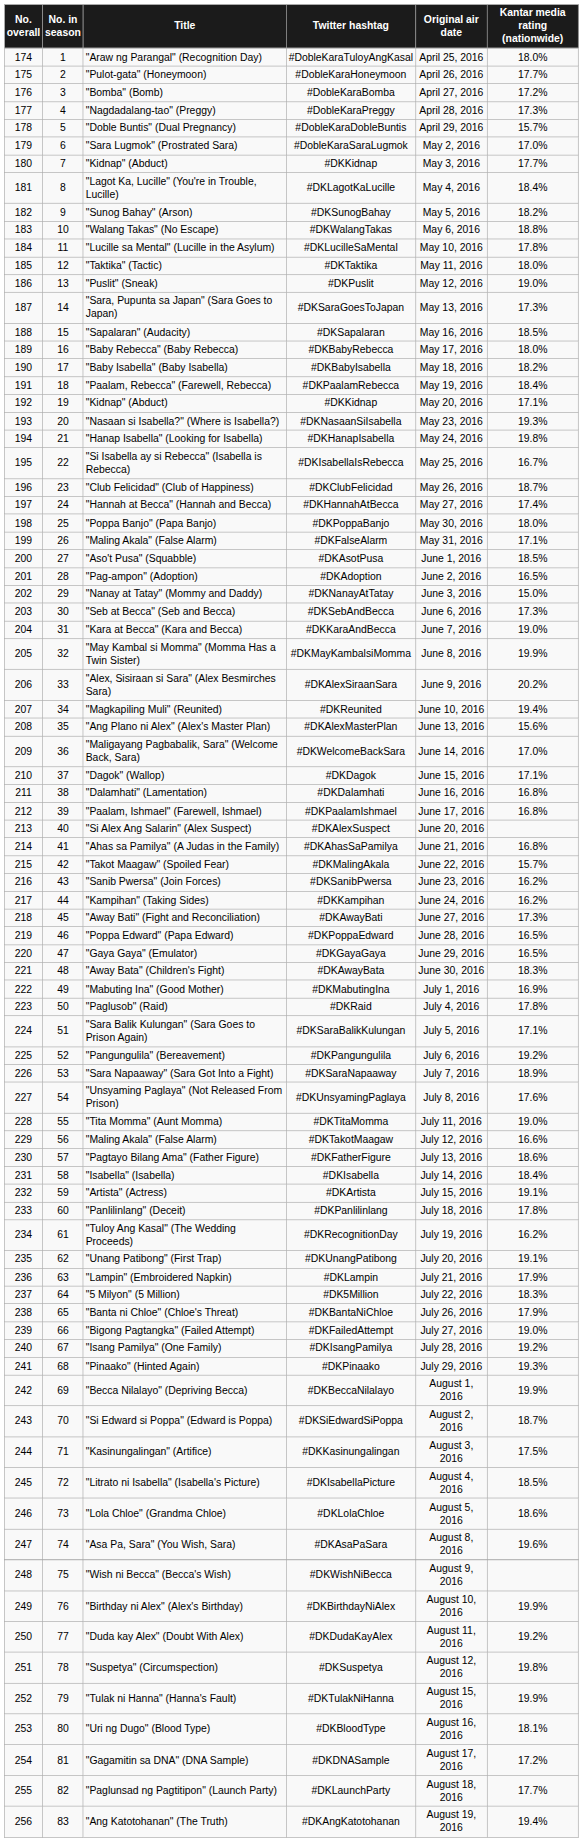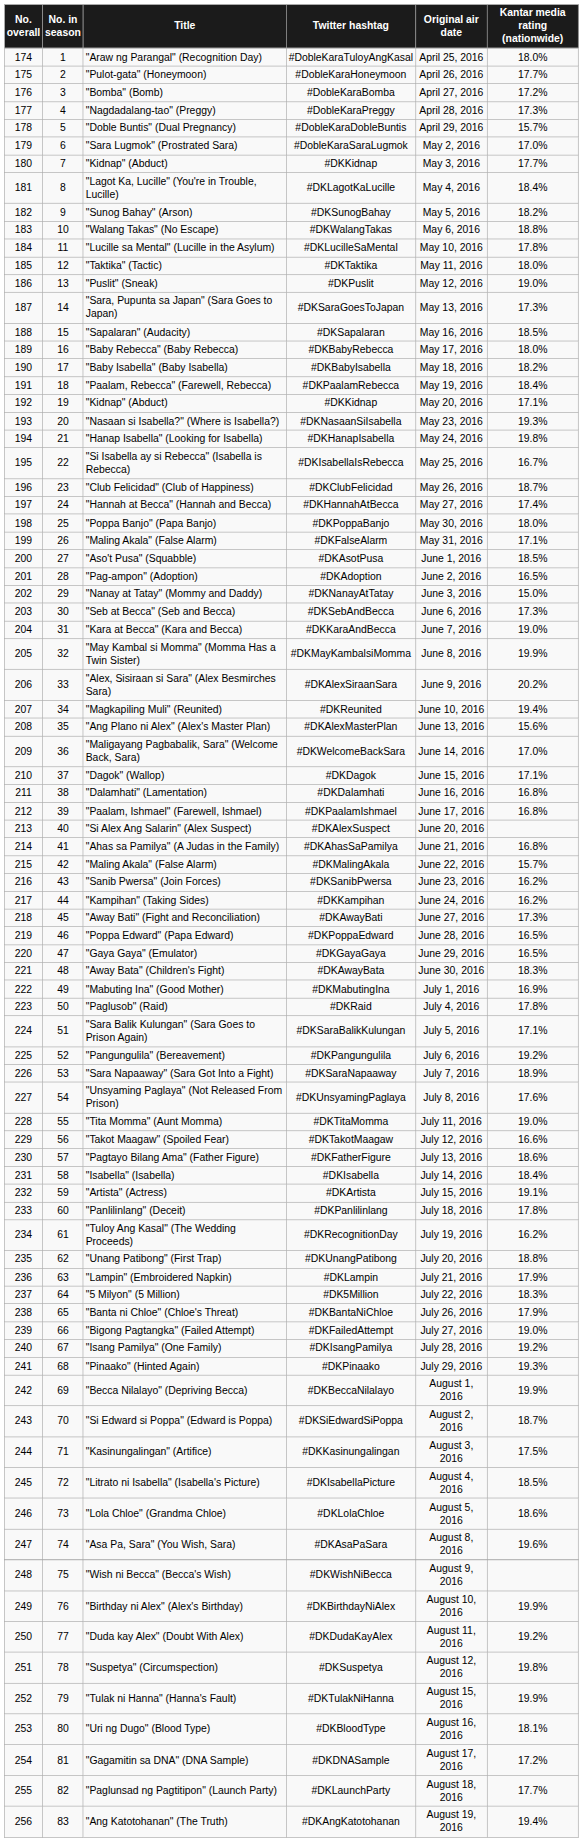(157, 864) "Takot Maagaw" (Spoiled Fear) -> (151, 864) "Maling Akala" (False Alarm)
(151, 1139) "Maling Akala" (False Alarm) -> (157, 1139) "Takot Maagaw" (Spoiled Fear)
(533, 1259) 19.1% -> (533, 1259) 18.8%
